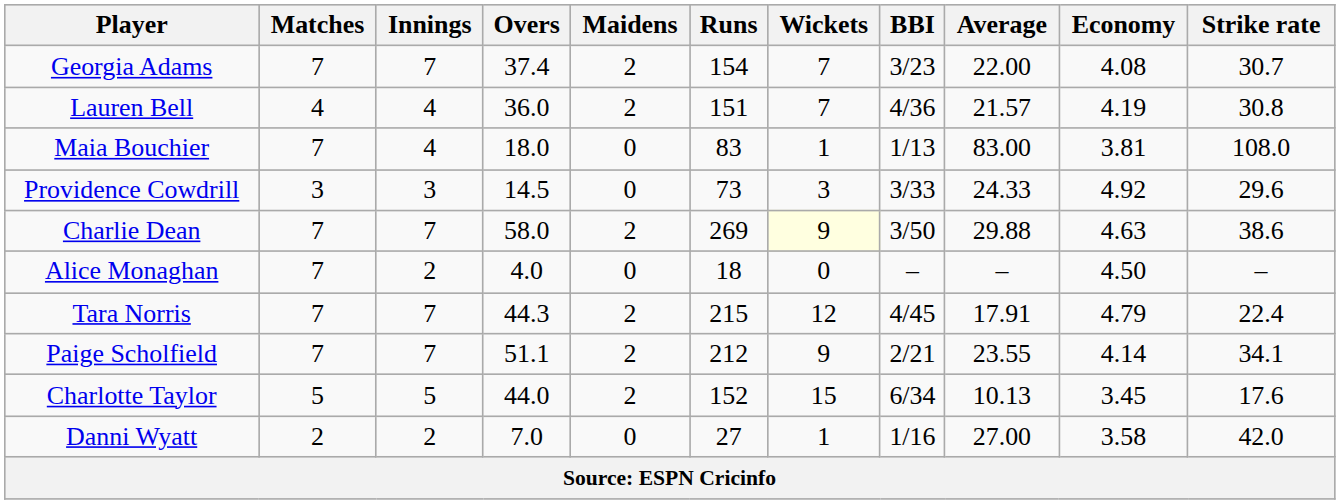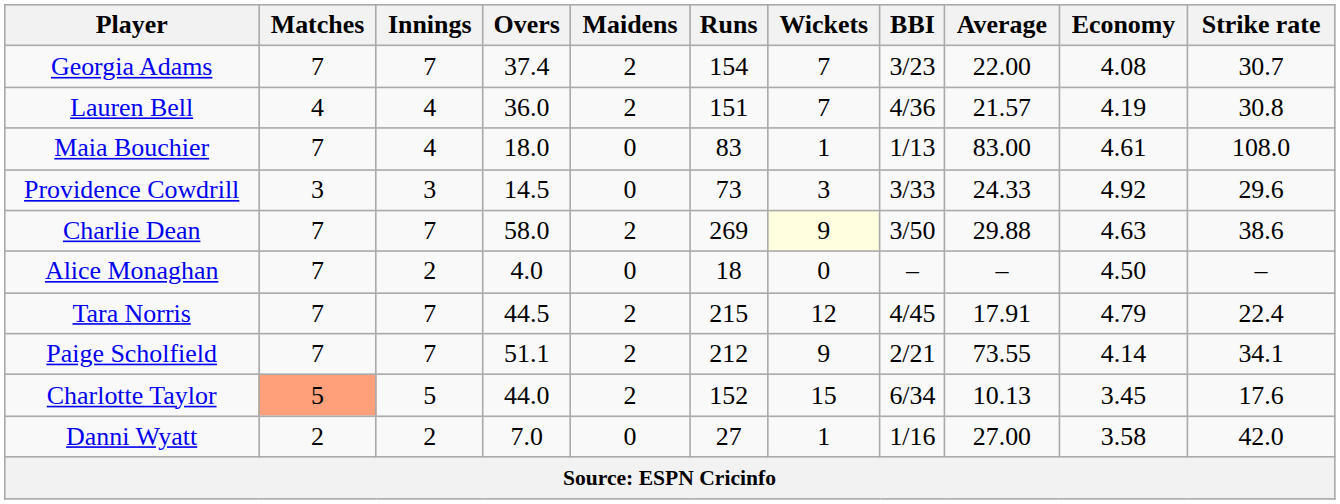(1123, 148) 3.81 -> (1123, 148) 4.61
(527, 312) 44.3 -> (527, 312) 44.5
(1002, 353) 23.55 -> (1002, 353) 73.55
(317, 395) no background -> (317, 395) lightsalmon background
